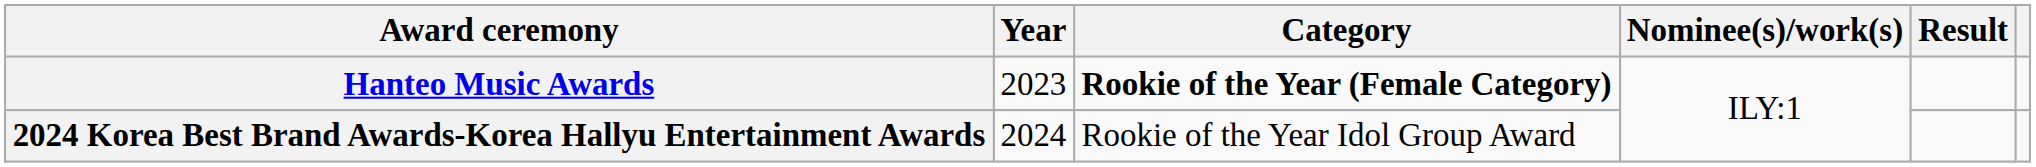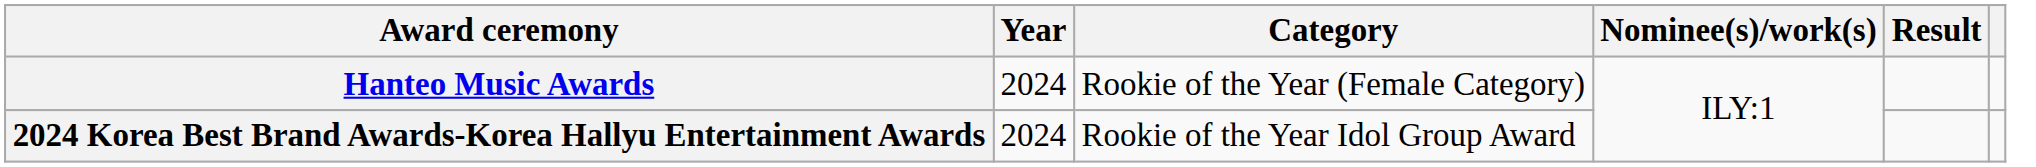(1033, 82) 2023 -> (1033, 82) 2024
(1347, 82) bold -> (1333, 82) normal
